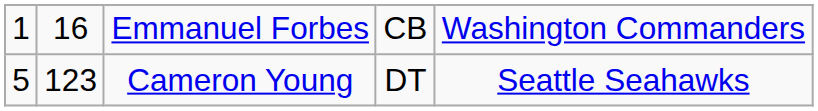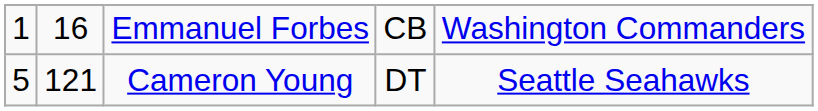(71, 79) 123 -> (71, 79) 121
